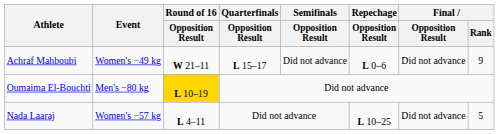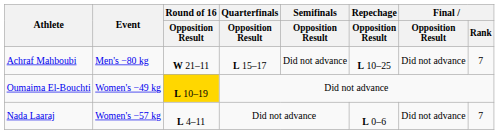(128, 61) Women's −49 kg -> (122, 61) Men's −80 kg
(374, 66) L 0–6 -> (374, 66) L 10–25
(481, 61) 9 -> (481, 61) 7
(122, 88) Men's −80 kg -> (128, 88) Women's −49 kg
(374, 122) L 10–25 -> (374, 122) L 0–6
(481, 116) 5 -> (481, 116) 7
